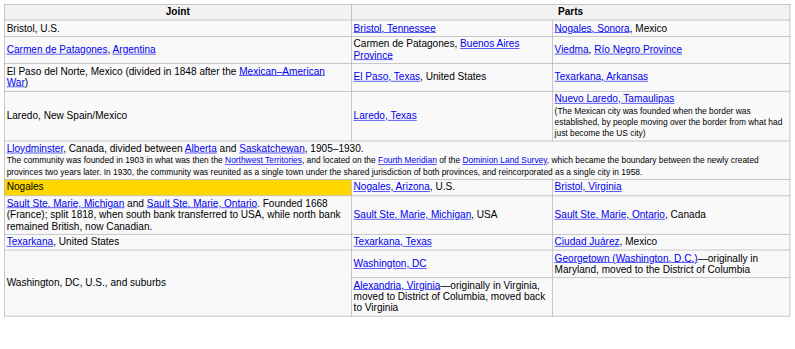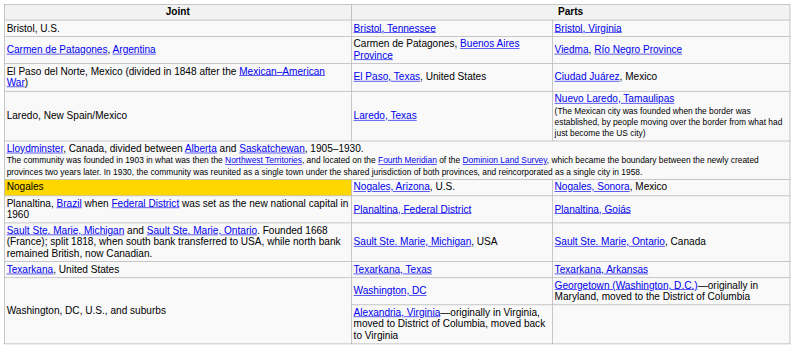(611, 28) Nogales, Sonora, Mexico -> (588, 28) Bristol, Virginia
(601, 77) Texarkana, Arkansas -> (606, 77) Ciudad Juárez, Mexico
(588, 187) Bristol, Virginia -> (611, 187) Nogales, Sonora, Mexico
+ row: (412, 209)
(606, 242) Ciudad Juárez, Mexico -> (601, 269) Texarkana, Arkansas
